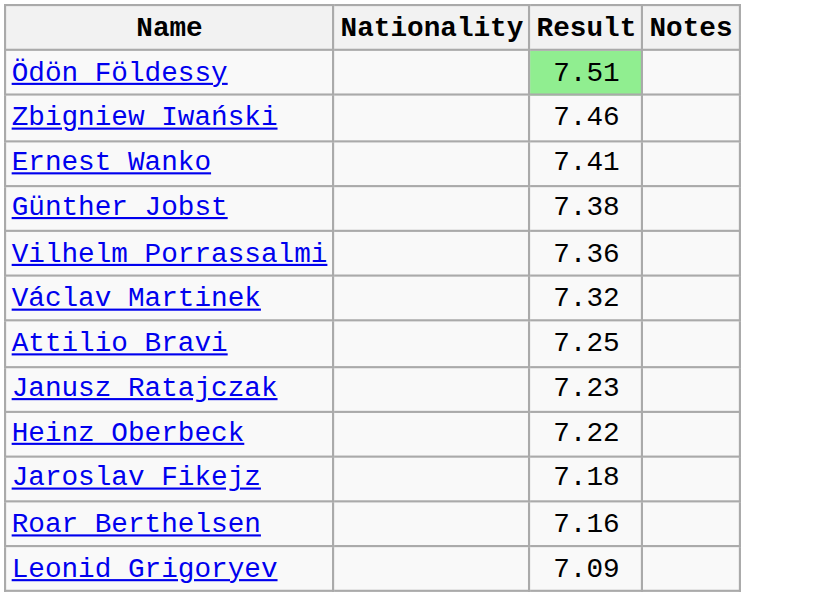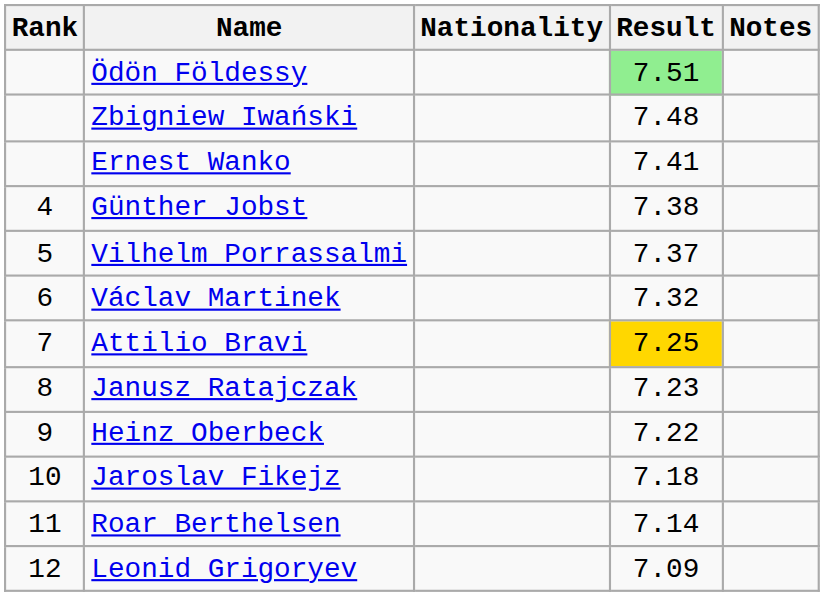+ column: (45, 28)
(586, 118) 7.46 -> (666, 118) 7.48
(586, 253) 7.36 -> (666, 253) 7.37
(586, 344) no background -> (666, 344) gold background
(586, 524) 7.16 -> (666, 524) 7.14
